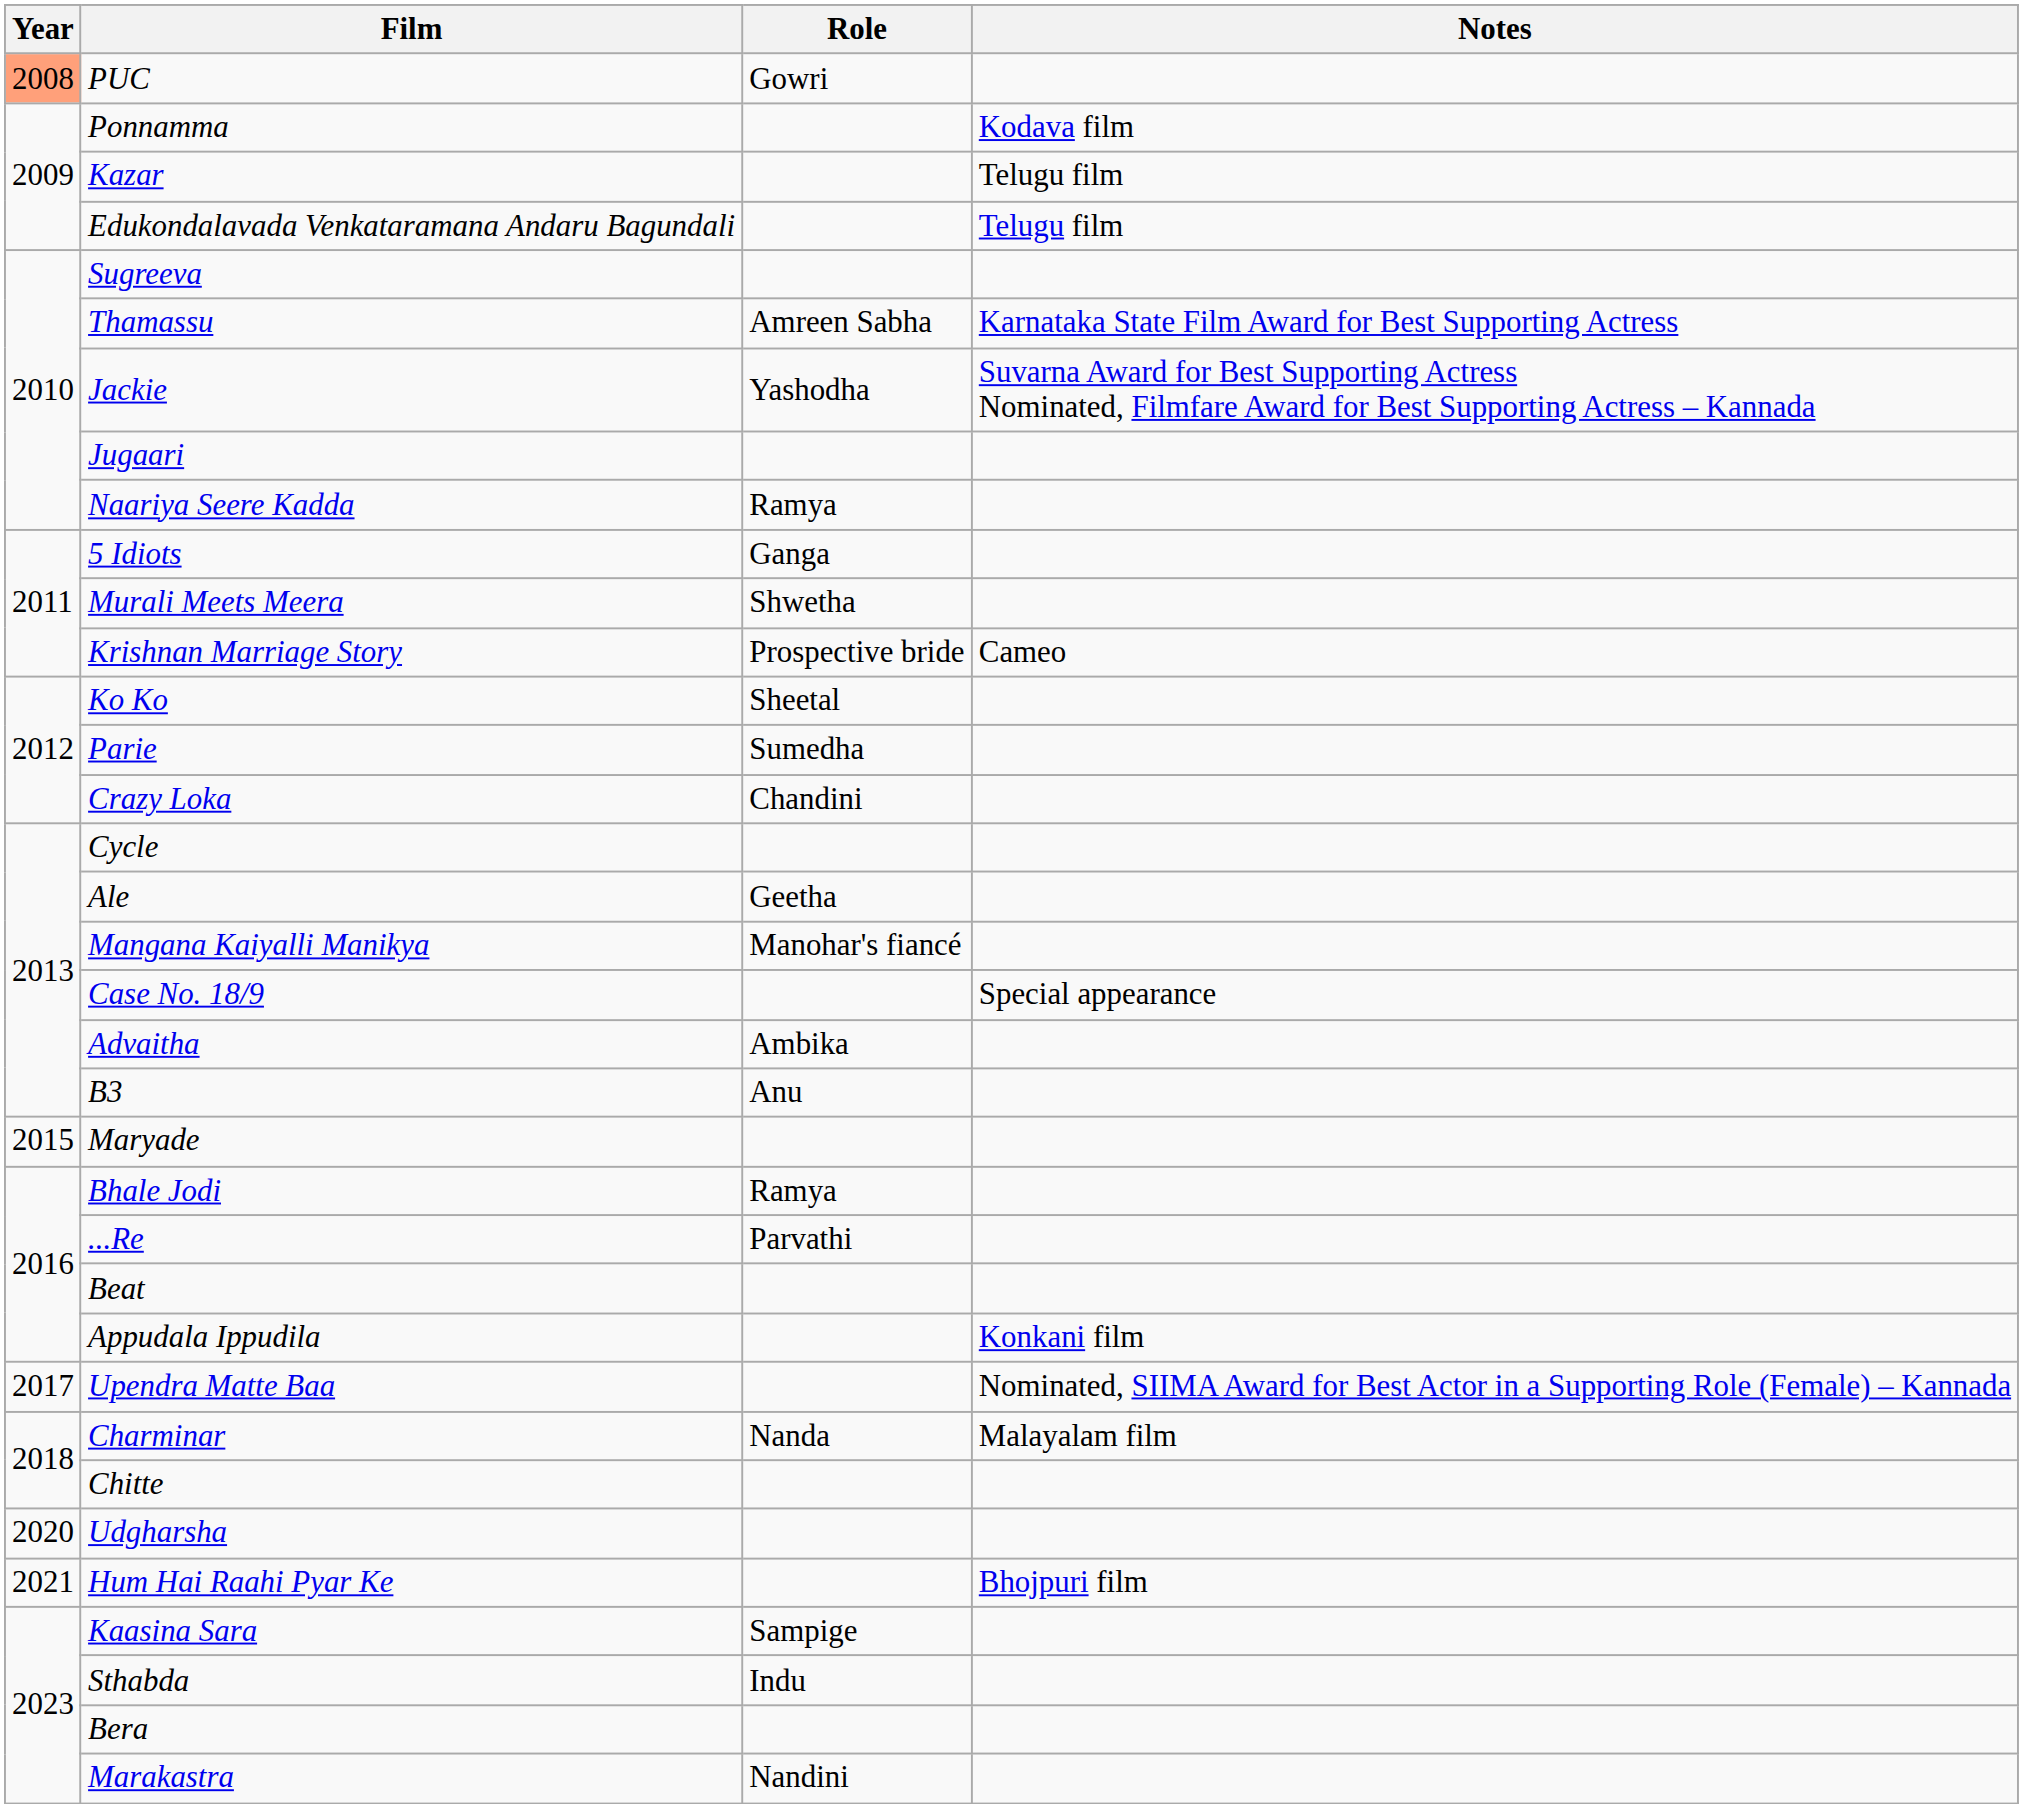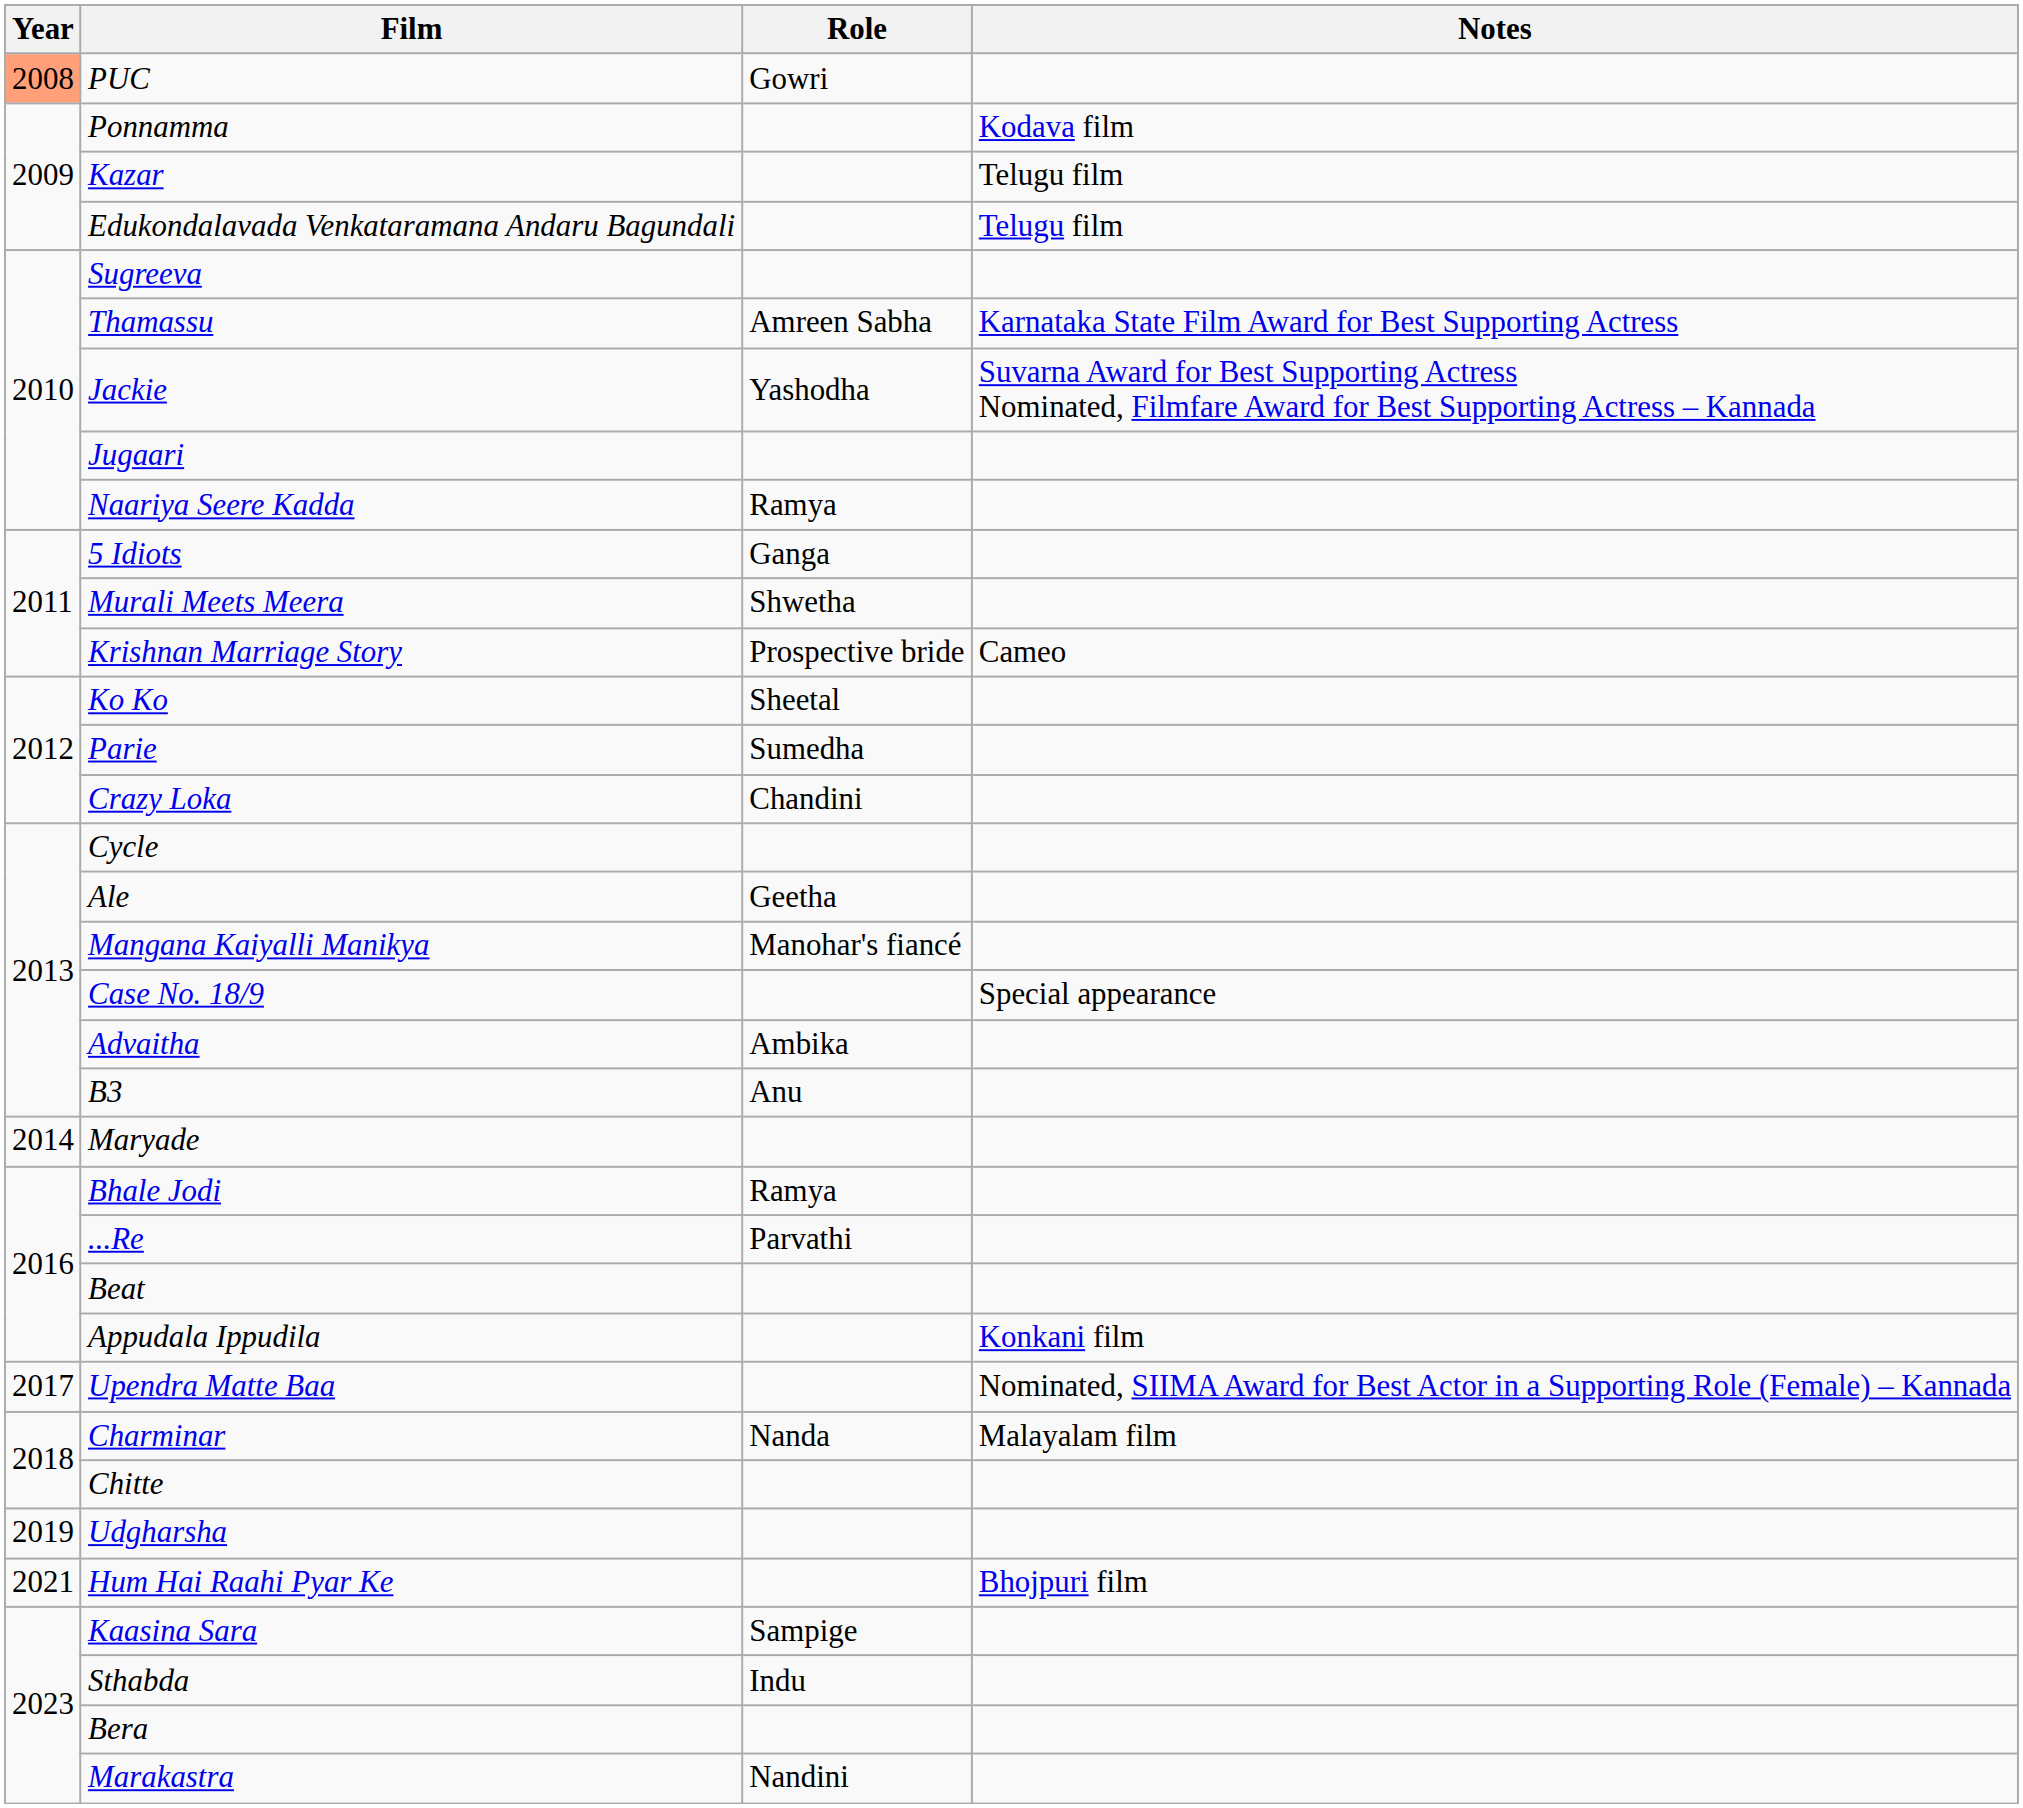(43, 1141) 2015 -> (43, 1141) 2014
(43, 1532) 2020 -> (43, 1532) 2019
